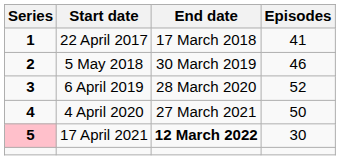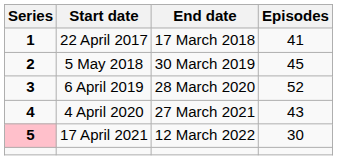(298, 64) 46 -> (295, 64) 45
(298, 111) 50 -> (295, 111) 43
(206, 135) bold -> (205, 135) normal
